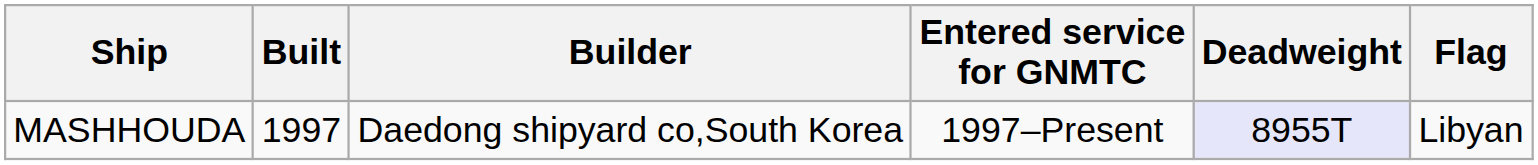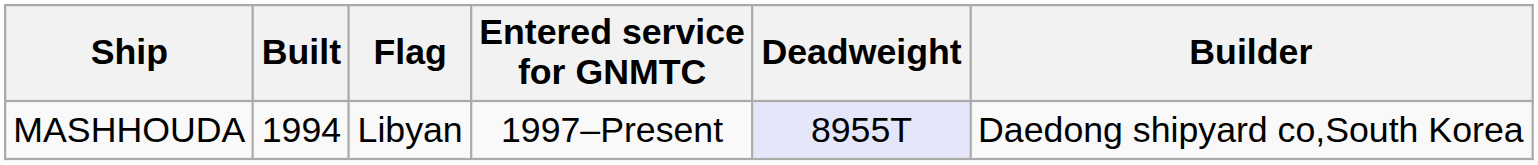columns swapped: (630, 52) <-> (1471, 52)
(301, 129) 1997 -> (301, 129) 1994
